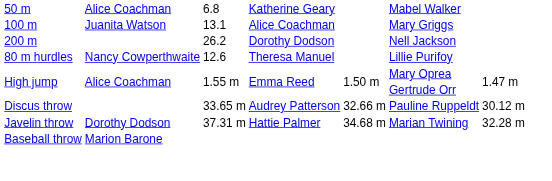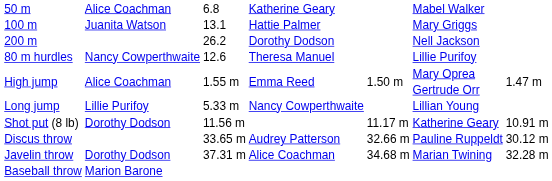(292, 25) Alice Coachman -> (285, 25) Hattie Palmer
+ row: (32, 106)
+ row: (41, 122)
(285, 122) Hattie Palmer -> (292, 155) Alice Coachman
